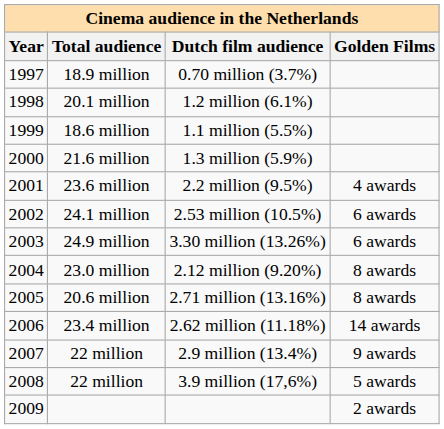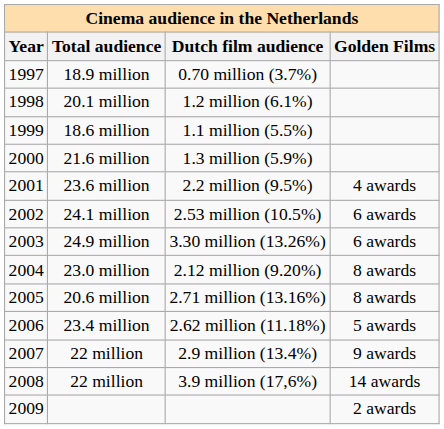(385, 325) 14 awards -> (385, 325) 5 awards
(385, 381) 5 awards -> (385, 381) 14 awards
